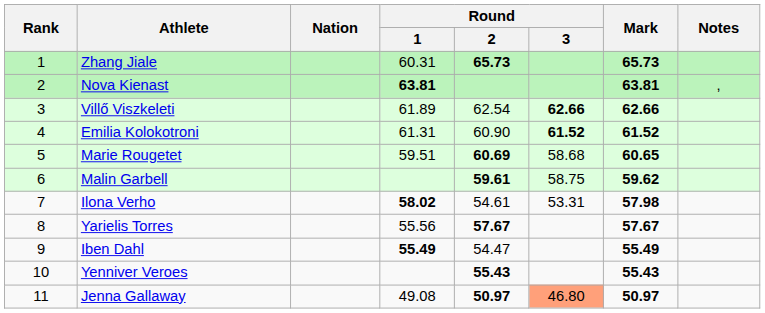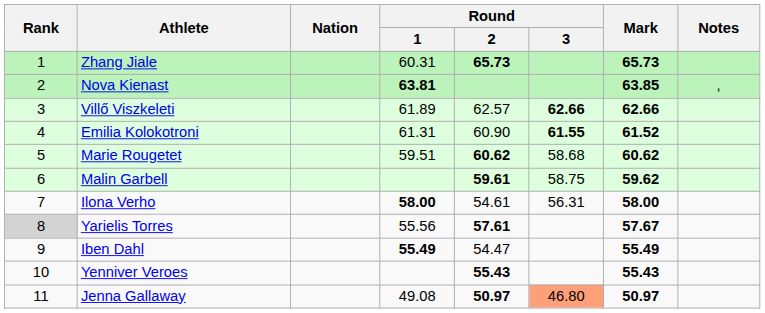(641, 86) 63.81 -> (641, 86) 63.85
(492, 109) 62.54 -> (492, 109) 62.57
(566, 132) 61.52 -> (566, 132) 61.55
(492, 156) 60.69 -> (492, 156) 60.62
(641, 156) 60.65 -> (641, 156) 60.62
(417, 202) 58.02 -> (417, 202) 58.00
(566, 202) 53.31 -> (566, 202) 56.31
(641, 202) 57.98 -> (641, 202) 58.00
(41, 226) no background -> (41, 226) lightgrey background
(492, 226) 57.67 -> (492, 226) 57.61
